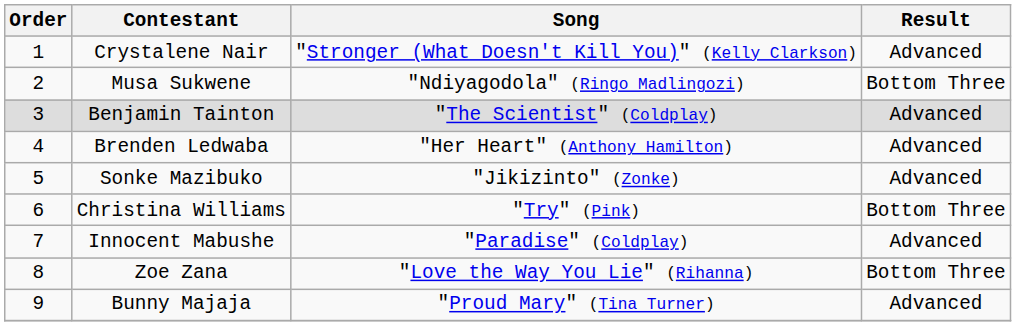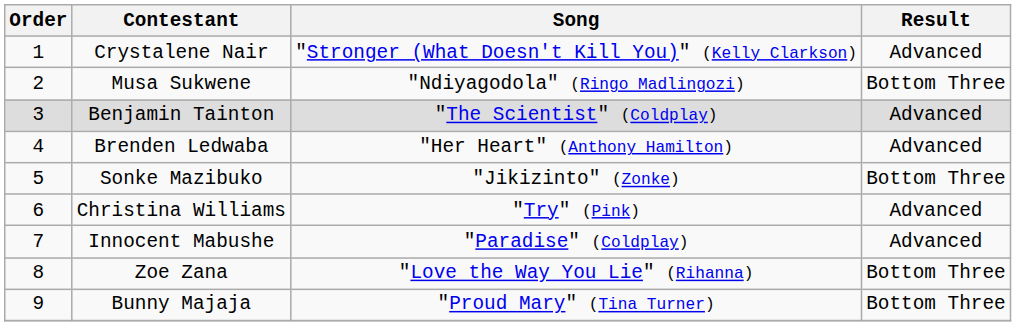(936, 178) Advanced -> (936, 178) Bottom Three
(936, 210) Bottom Three -> (936, 210) Advanced
(936, 305) Advanced -> (936, 305) Bottom Three
